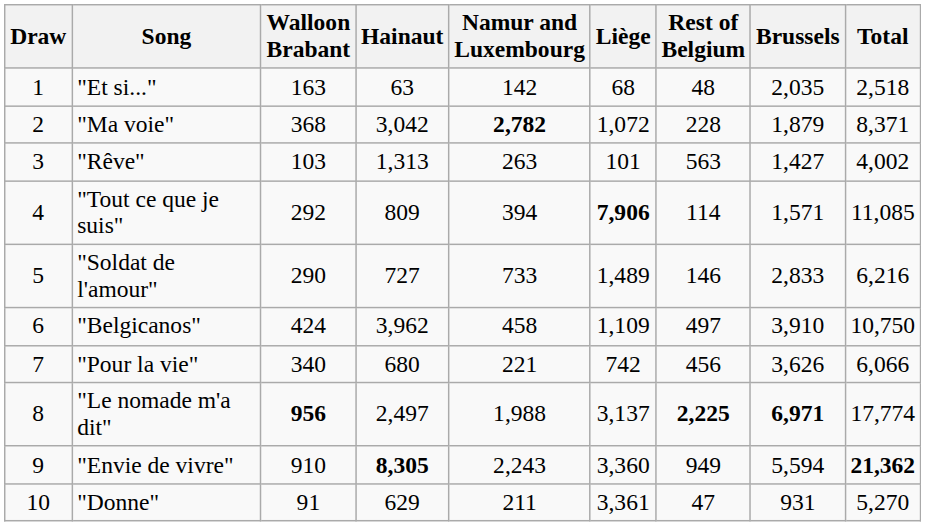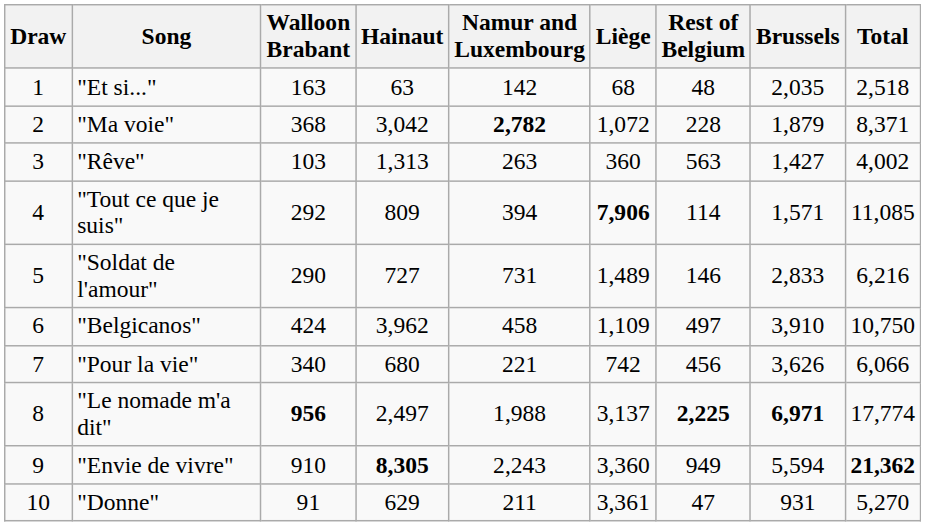(623, 161) 101 -> (623, 161) 360
(520, 275) 733 -> (520, 275) 731
